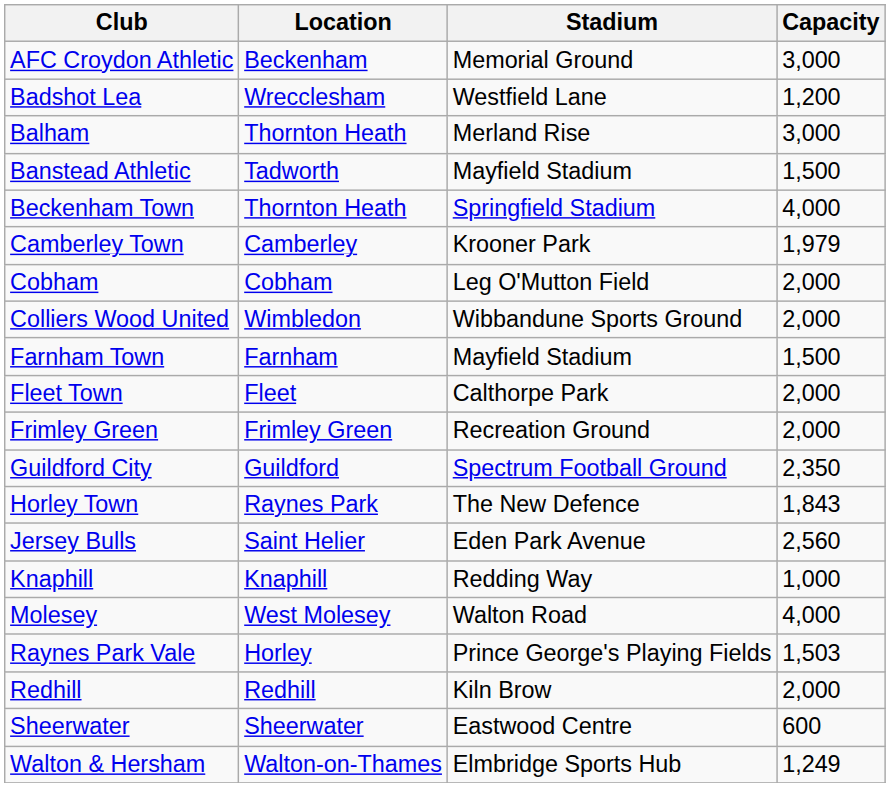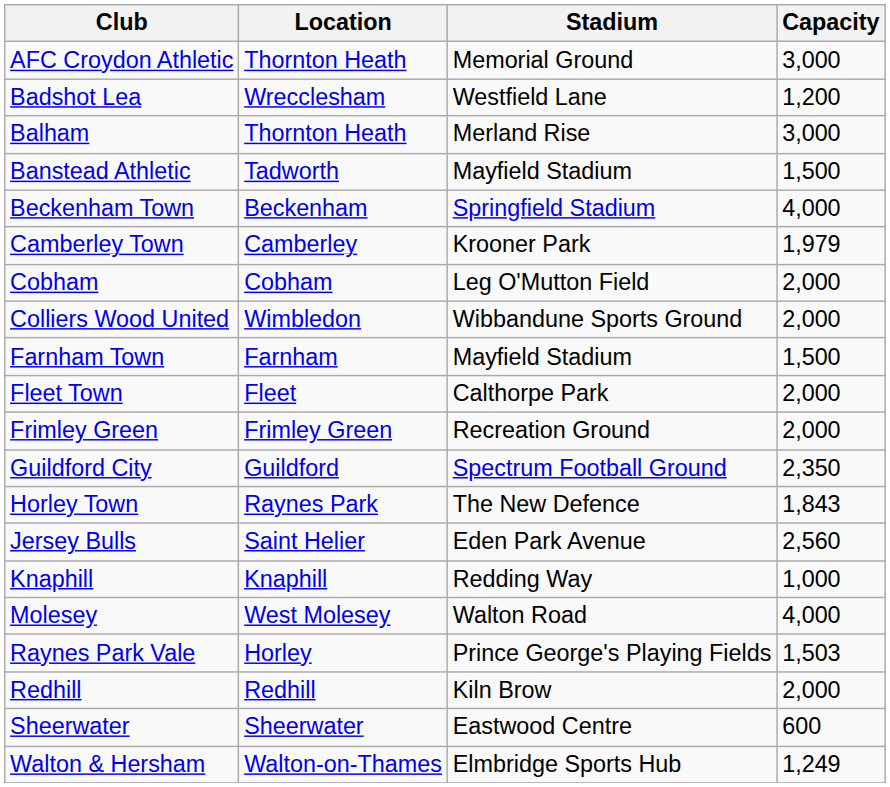(306, 60) Beckenham -> (325, 60) Thornton Heath
(325, 208) Thornton Heath -> (306, 208) Beckenham
